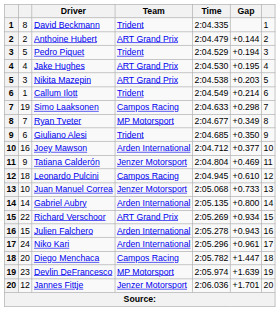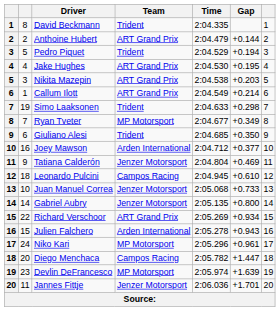(130, 93) Trident -> (147, 93) ART Grand Prix
(148, 107) Campos Racing -> (130, 107) Trident
(154, 203) Arden International -> (152, 203) Jenzer Motorsport
(154, 244) Arden International -> (145, 244) MP Motorsport
(25, 285) 12 -> (25, 285) 11
